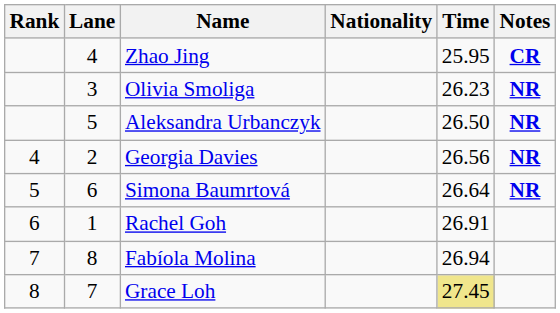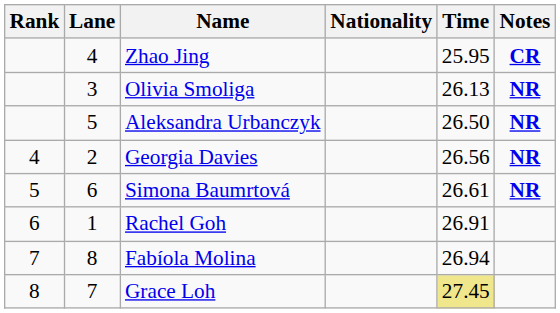(466, 88) 26.23 -> (466, 88) 26.13
(466, 190) 26.64 -> (466, 190) 26.61
